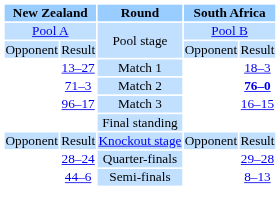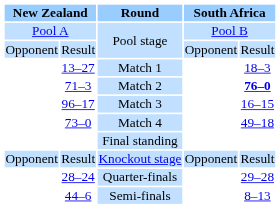+ row: (78, 122)
